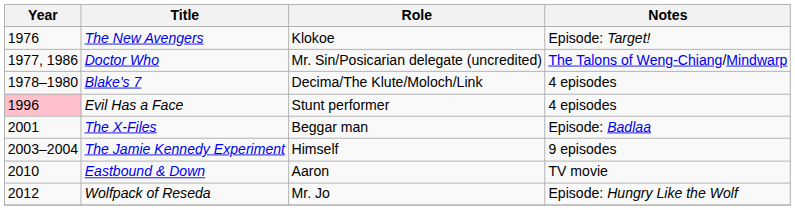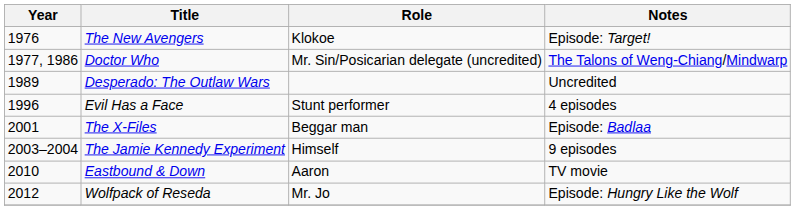- row: (113, 82)
+ row: (177, 82)
(23, 104) pink background -> (23, 104) no background
